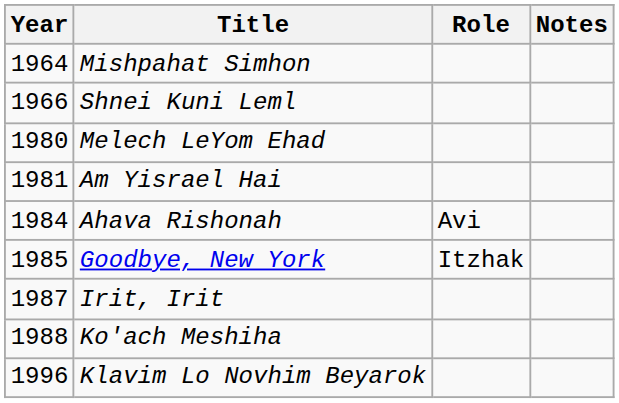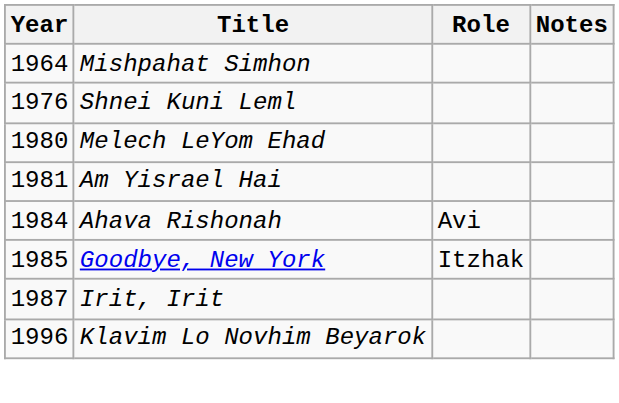(40, 103) 1966 -> (40, 103) 1976
- row: (181, 338)
